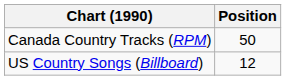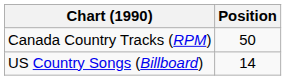(248, 63) 12 -> (248, 63) 14
